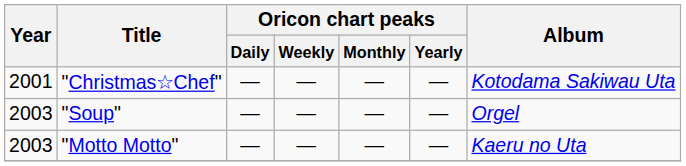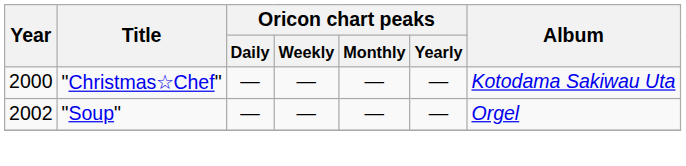(31, 82) 2001 -> (31, 82) 2000
(31, 114) 2003 -> (31, 114) 2002
- row: (120, 145)
